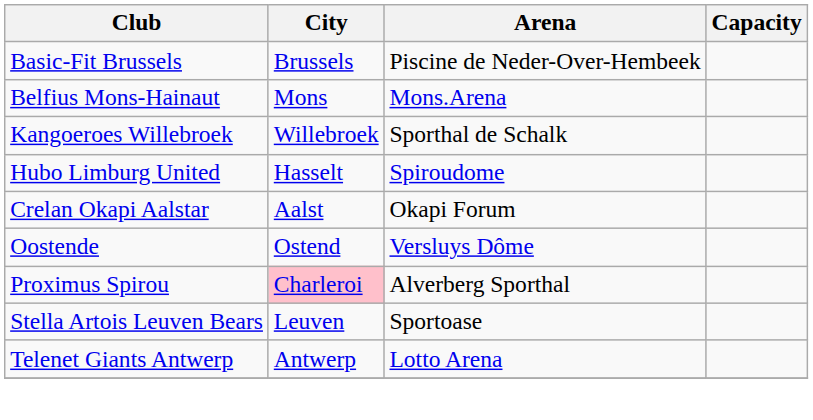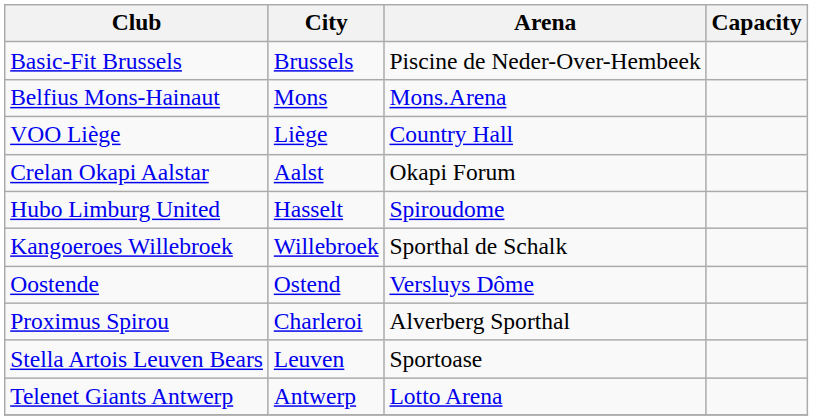+ row: (65, 135)
rows swapped: (109, 209) <-> (121, 135)
(318, 284) pink background -> (318, 321) no background
